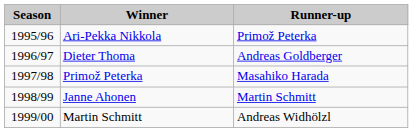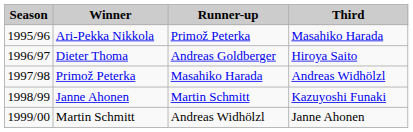+ column: (348, 14)
